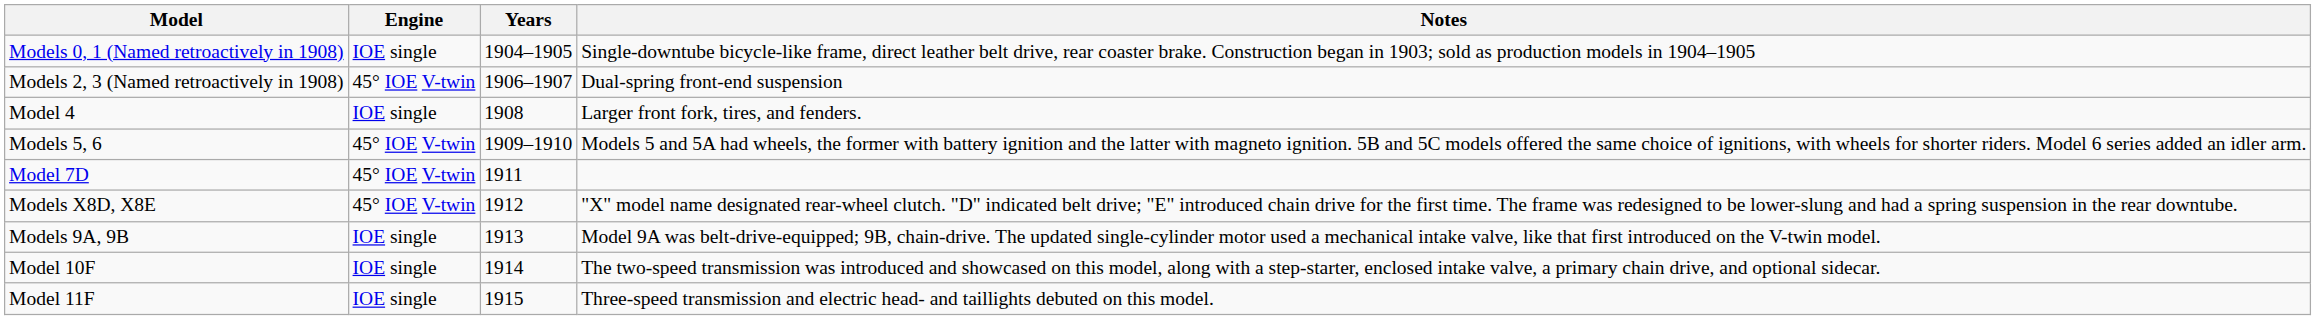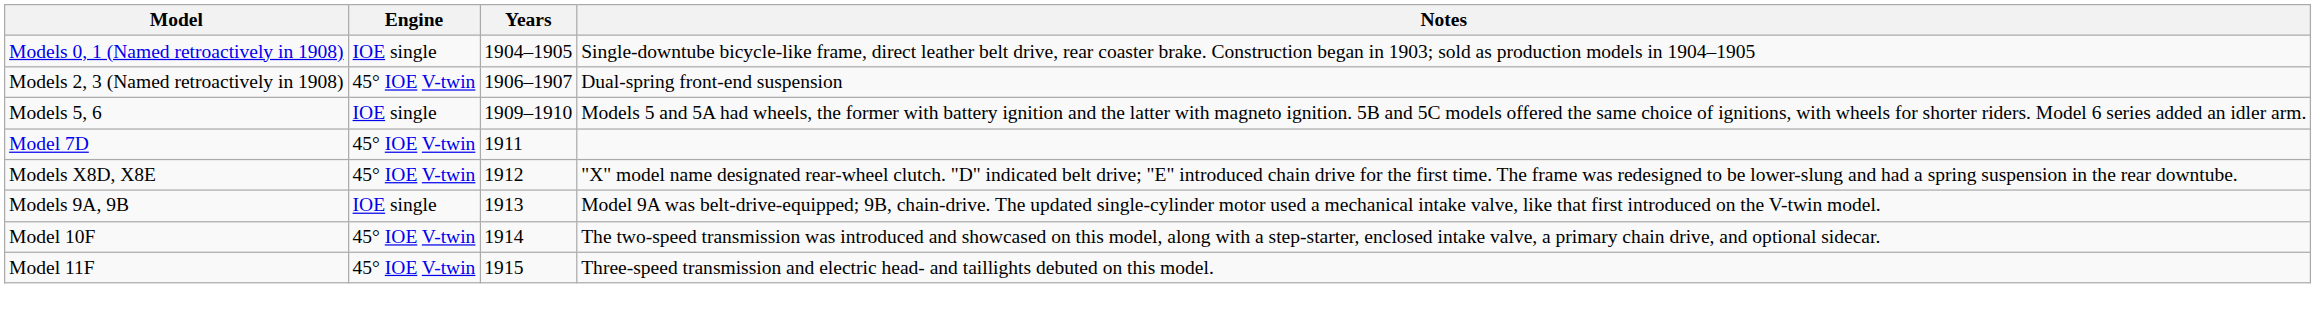- row: (42, 112)
(414, 143) 45° IOE V-twin -> (395, 112) IOE single
(395, 267) IOE single -> (414, 236) 45° IOE V-twin
(395, 298) IOE single -> (414, 267) 45° IOE V-twin
